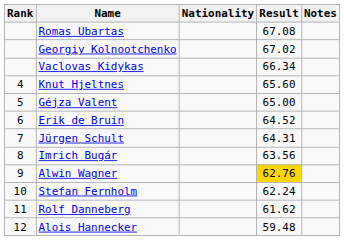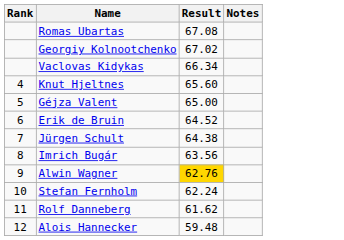- column: (218, 13)
(279, 138) 64.31 -> (202, 138) 64.38
